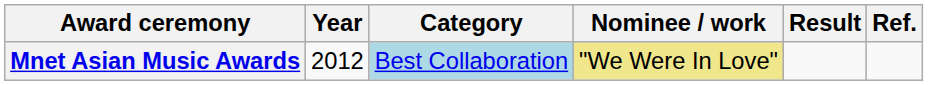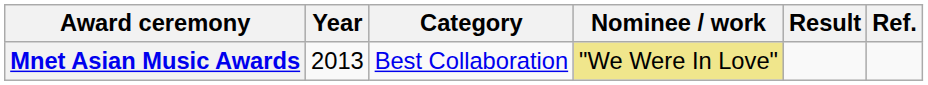(337, 60) 2012 -> (337, 60) 2013
(471, 60) lightblue background -> (471, 60) no background
